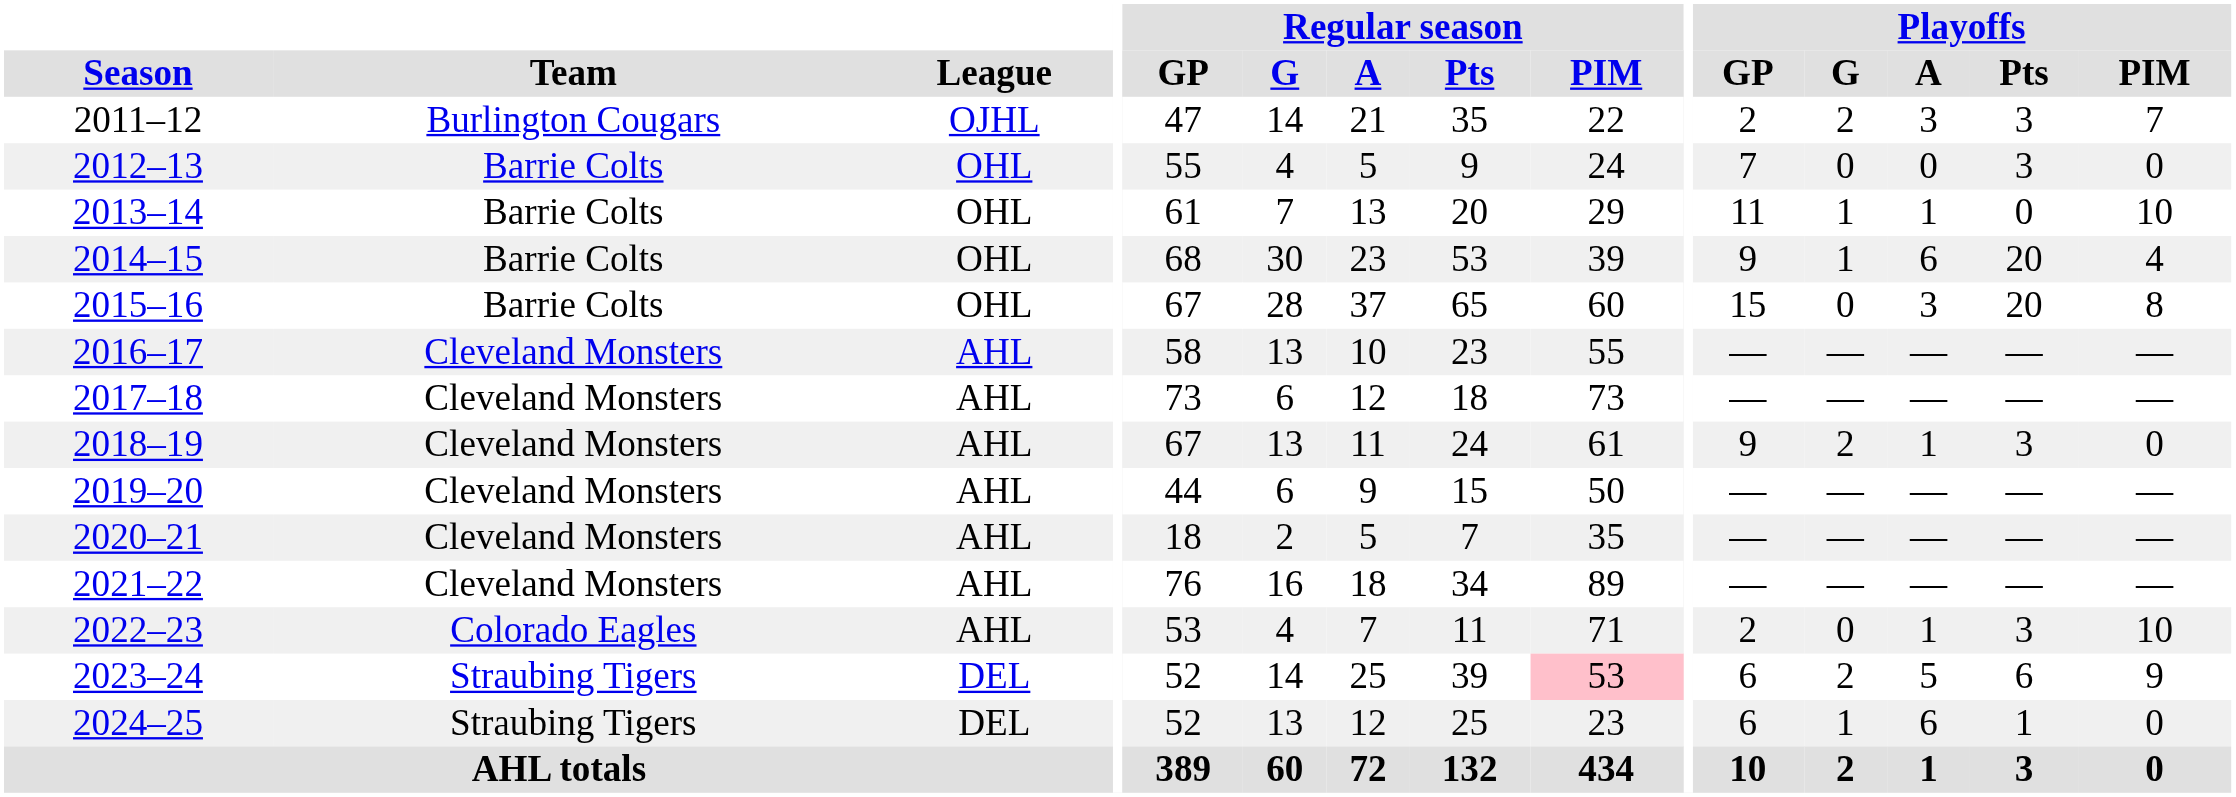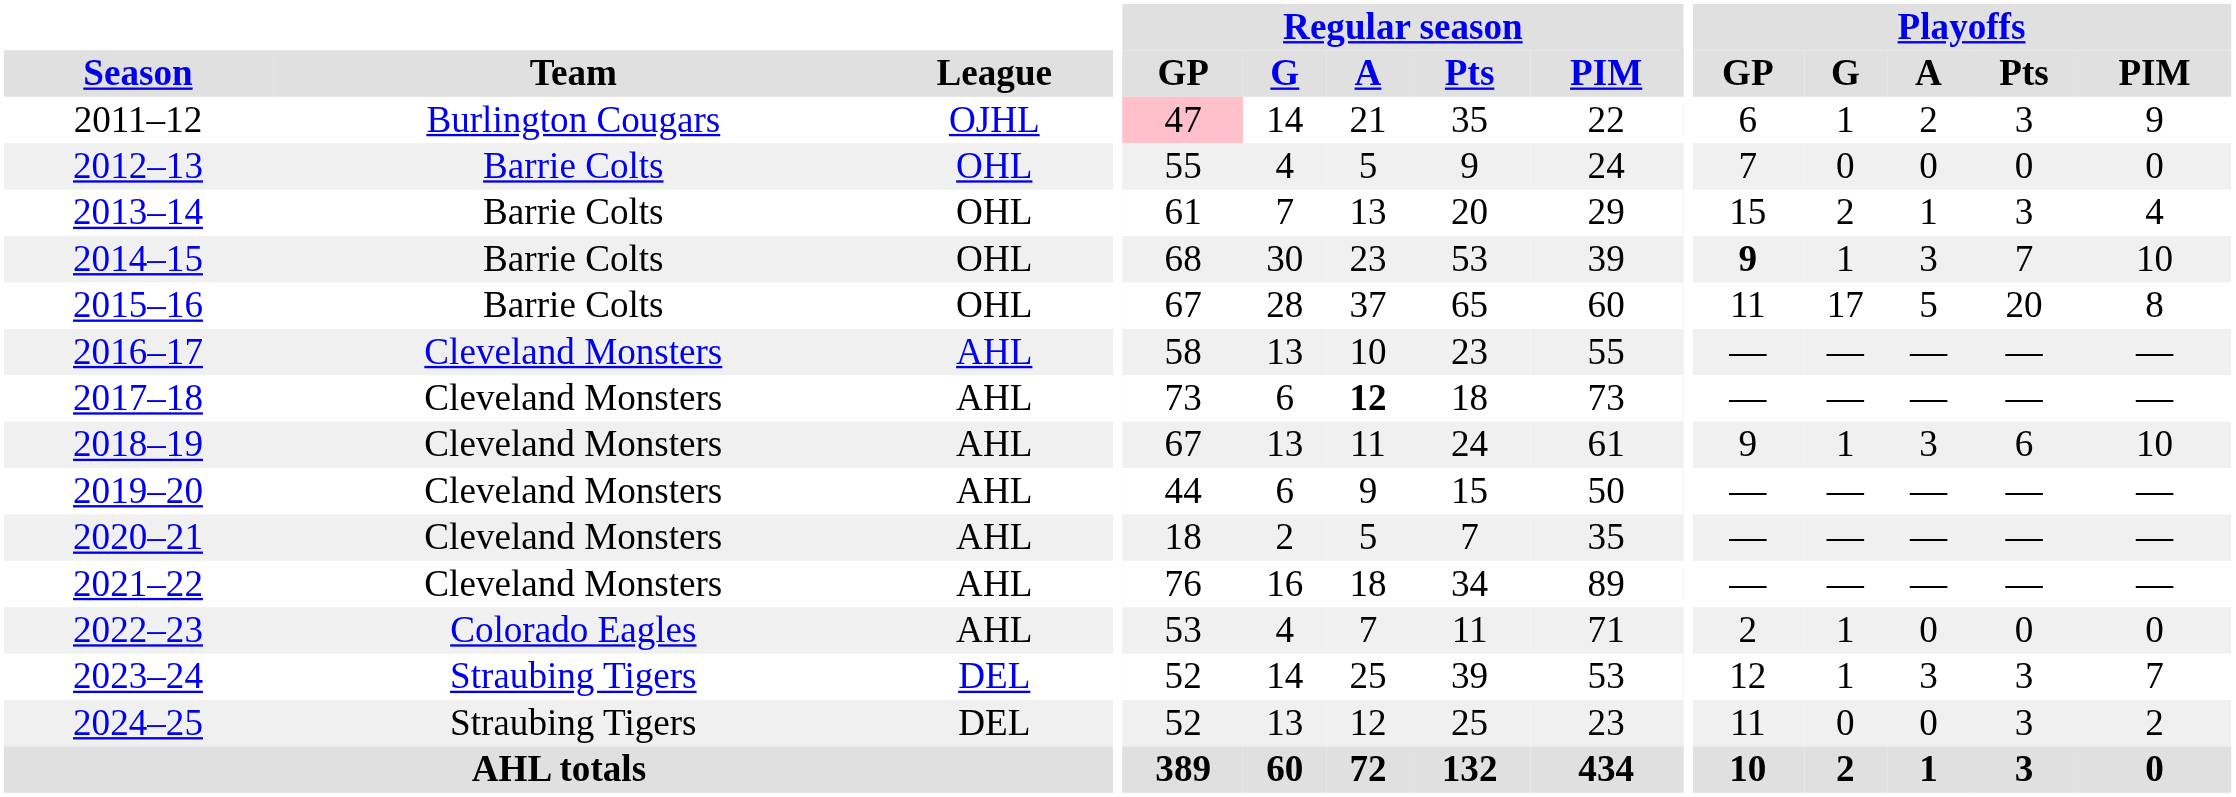(1183, 119) no background -> (1183, 119) pink background
(1748, 119) 2 -> (1748, 119) 6
(1845, 119) 2 -> (1845, 119) 1
(1929, 119) 3 -> (1929, 119) 2
(2155, 119) 7 -> (2155, 119) 9
(2024, 165) 3 -> (2024, 165) 0
(1748, 212) 11 -> (1748, 212) 15
(1845, 212) 1 -> (1845, 212) 2
(2024, 212) 0 -> (2024, 212) 3
(2155, 212) 10 -> (2155, 212) 4
(1748, 258) normal -> (1748, 258) bold
(1929, 258) 6 -> (1929, 258) 3
(2024, 258) 20 -> (2024, 258) 7
(2155, 258) 4 -> (2155, 258) 10
(1748, 304) 15 -> (1748, 304) 11
(1845, 304) 0 -> (1845, 304) 17
(1929, 304) 3 -> (1929, 304) 5
(1368, 397) normal -> (1368, 397) bold
(1845, 444) 2 -> (1845, 444) 1
(1929, 444) 1 -> (1929, 444) 3
(2024, 444) 3 -> (2024, 444) 6
(2155, 444) 0 -> (2155, 444) 10
(1845, 629) 0 -> (1845, 629) 1
(1929, 629) 1 -> (1929, 629) 0
(2024, 629) 3 -> (2024, 629) 0
(2155, 629) 10 -> (2155, 629) 0
(1606, 676) pink background -> (1606, 676) no background
(1748, 676) 6 -> (1748, 676) 12
(1845, 676) 2 -> (1845, 676) 1
(1929, 676) 5 -> (1929, 676) 3
(2024, 676) 6 -> (2024, 676) 3
(2155, 676) 9 -> (2155, 676) 7
(1748, 722) 6 -> (1748, 722) 11
(1845, 722) 1 -> (1845, 722) 0
(1929, 722) 6 -> (1929, 722) 0
(2024, 722) 1 -> (2024, 722) 3
(2155, 722) 0 -> (2155, 722) 2
